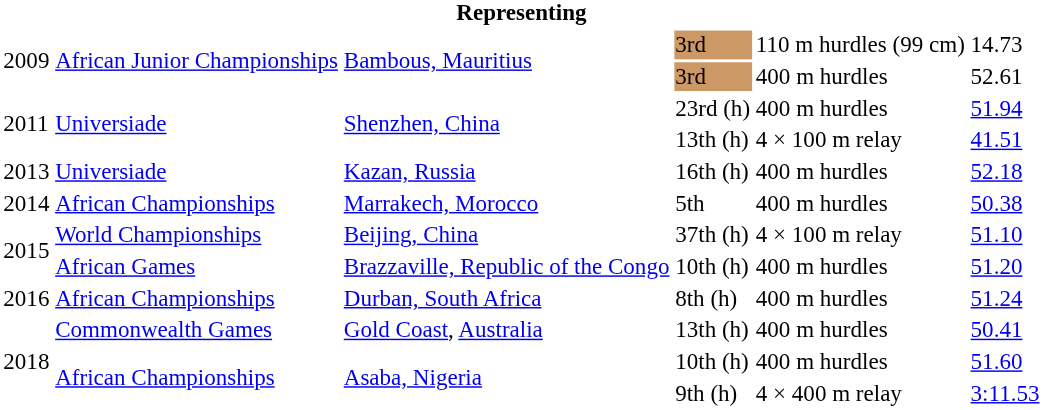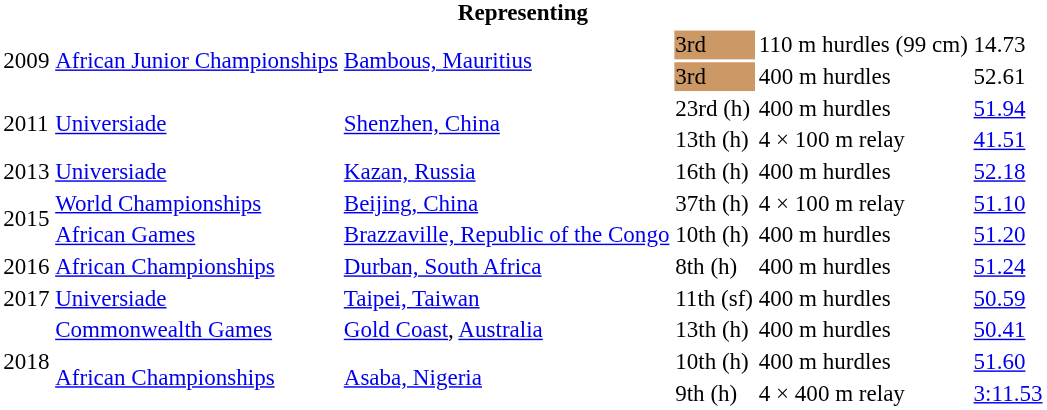- row: (441, 203)
+ row: (412, 298)
